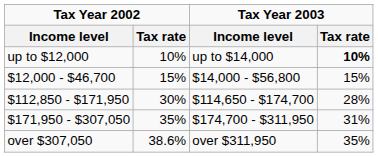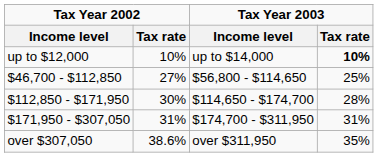- row: (61, 78)
+ row: (65, 78)
(173, 120) 35% -> (173, 120) 31%
